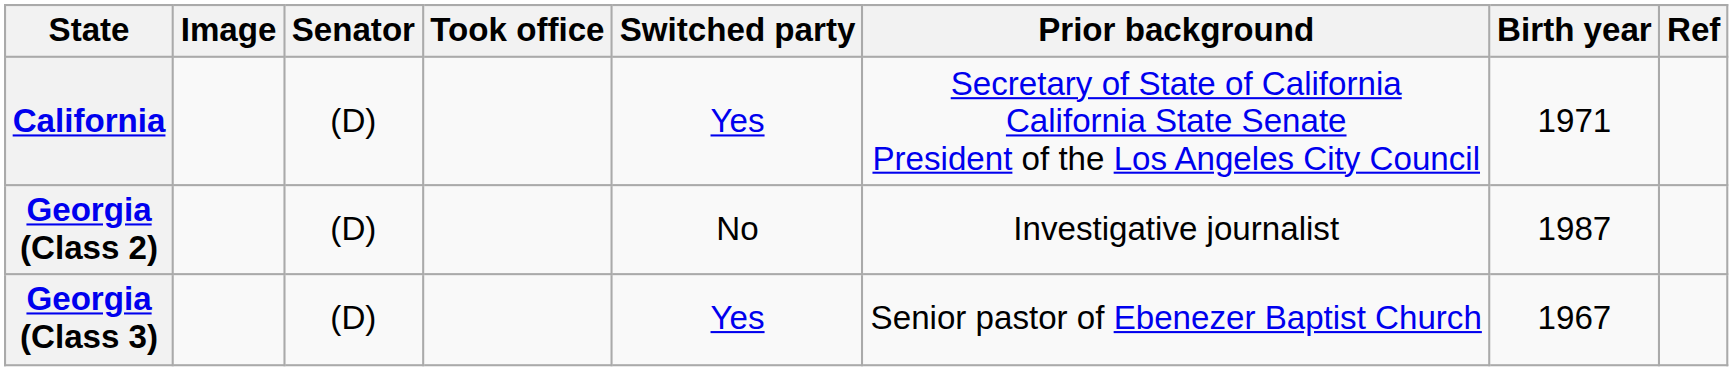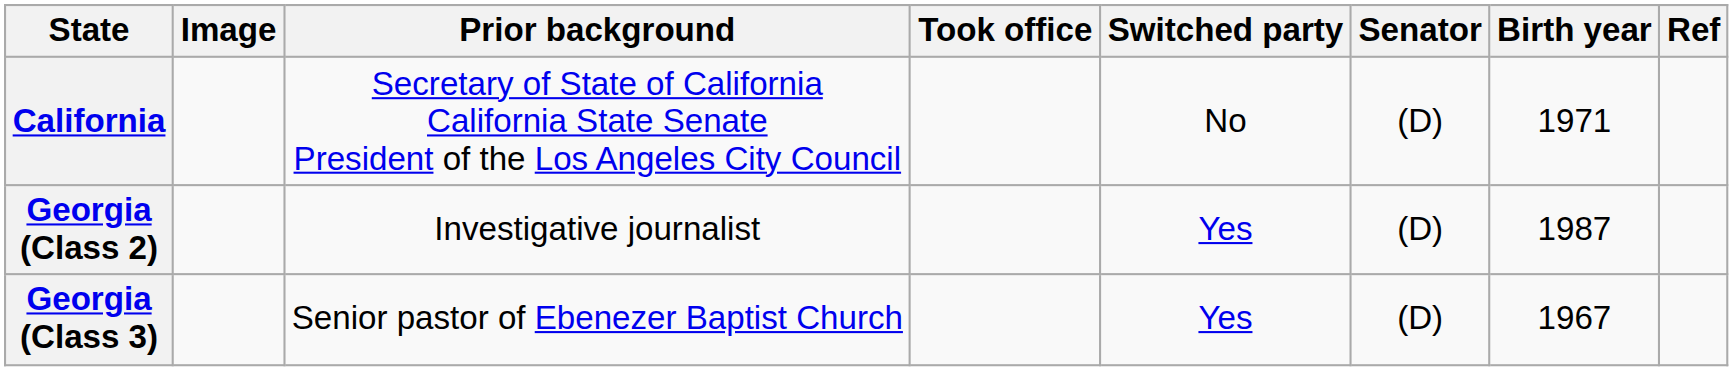columns swapped: (353, 30) <-> (1176, 30)
(738, 120) Yes -> (1225, 120) No
(738, 228) No -> (1225, 228) Yes
